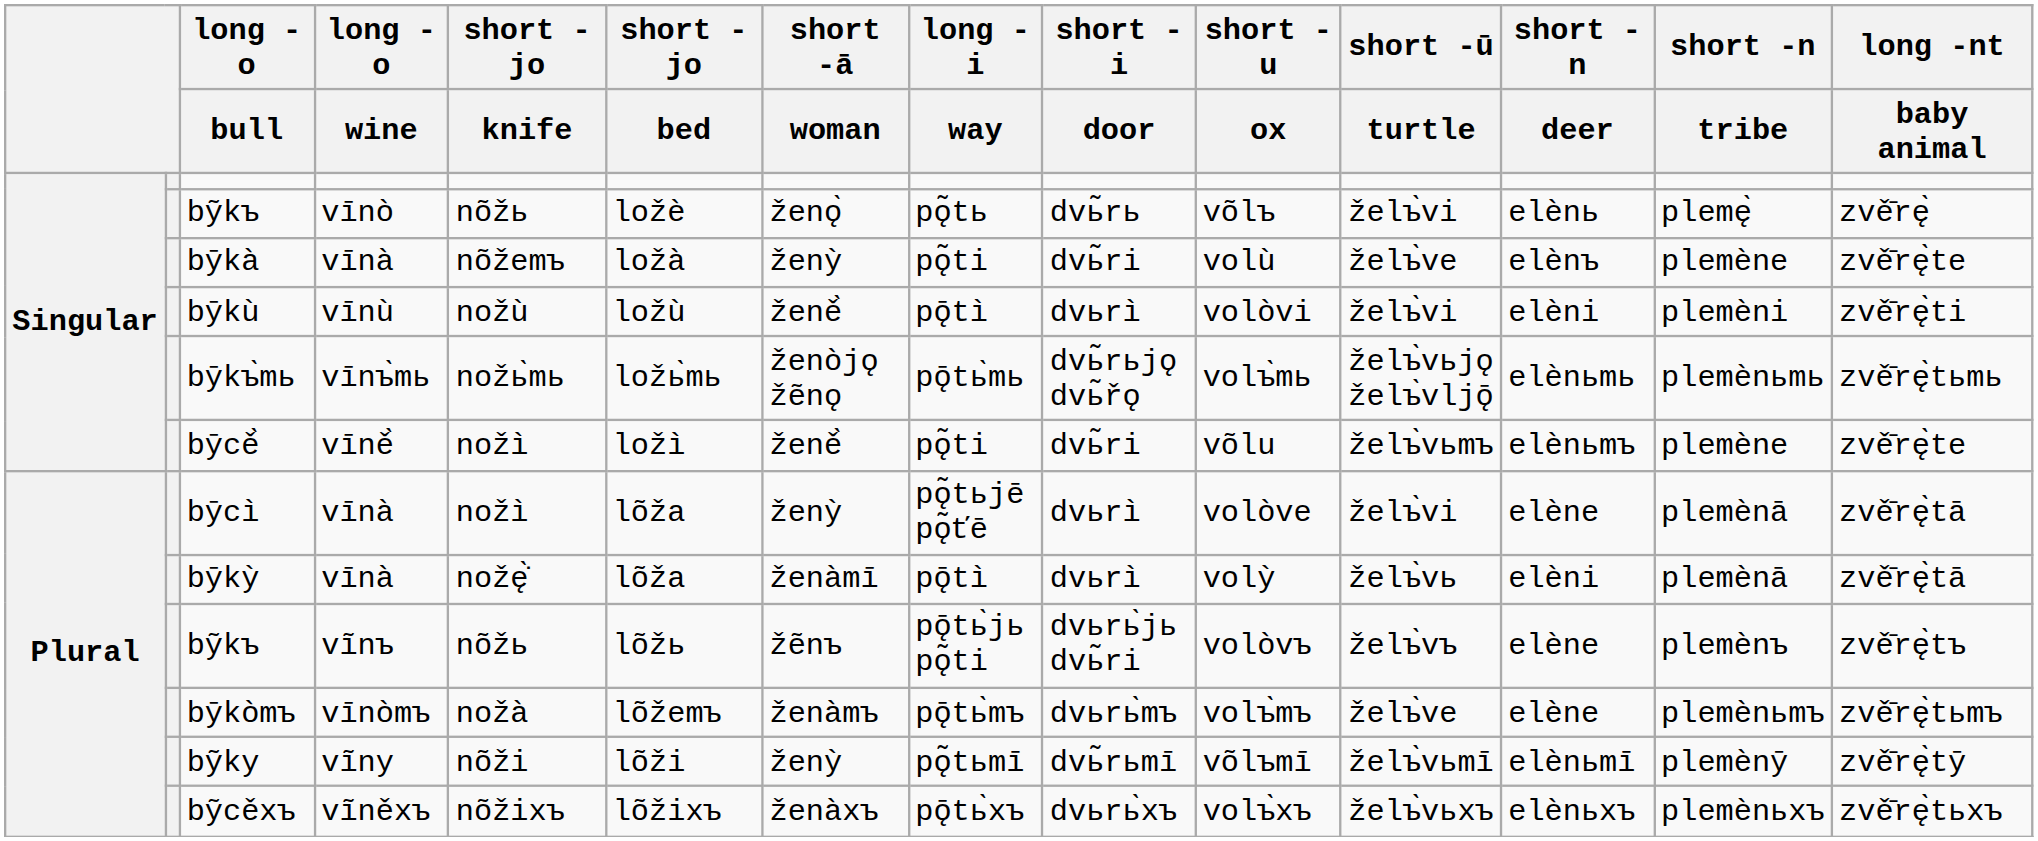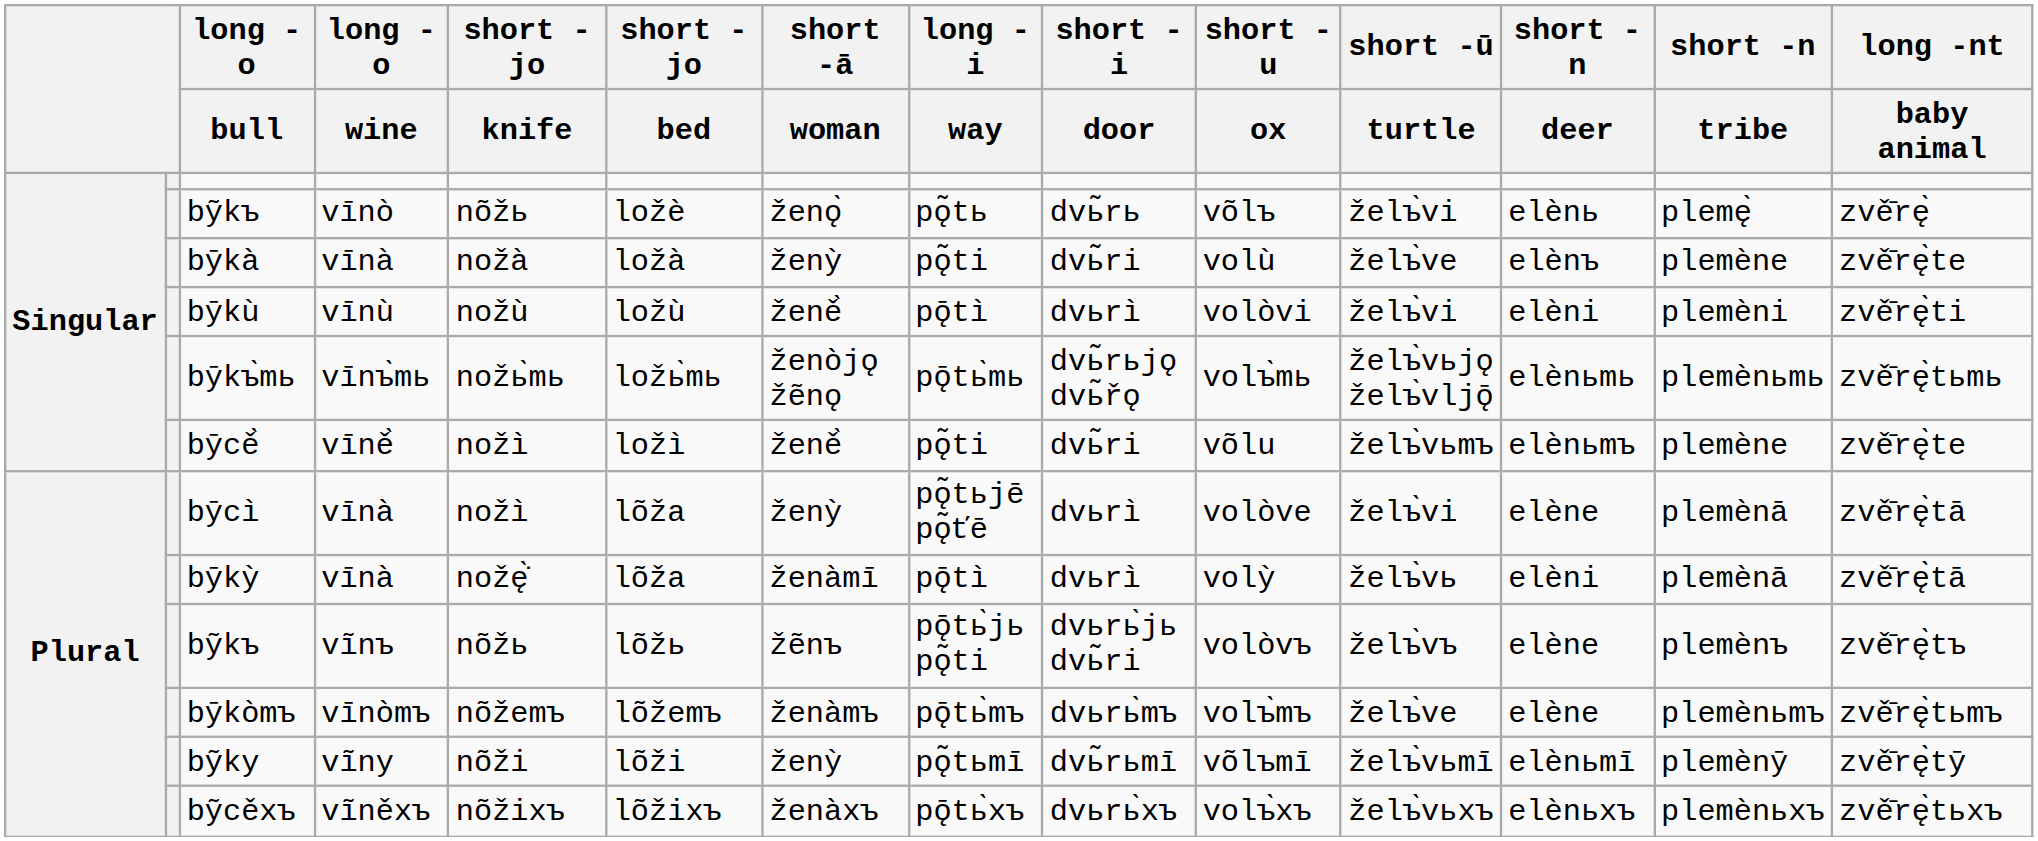(510, 262) nõžemъ -> (492, 262) nožà
(492, 713) nožà -> (510, 713) nõžemъ
